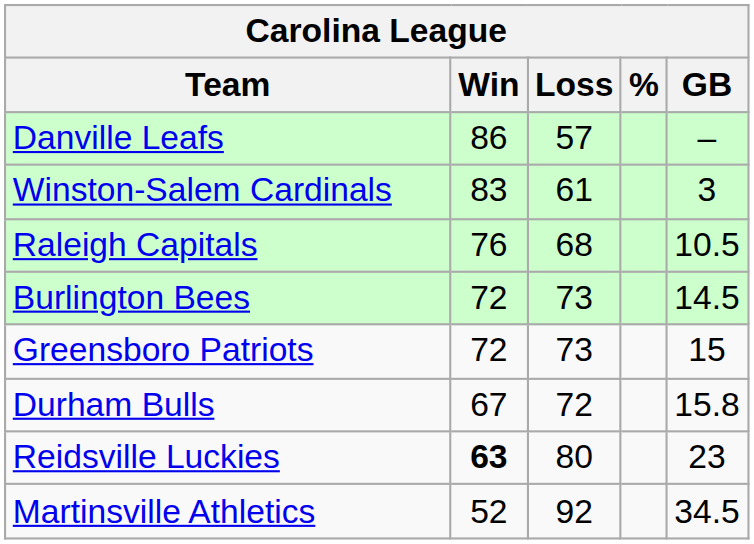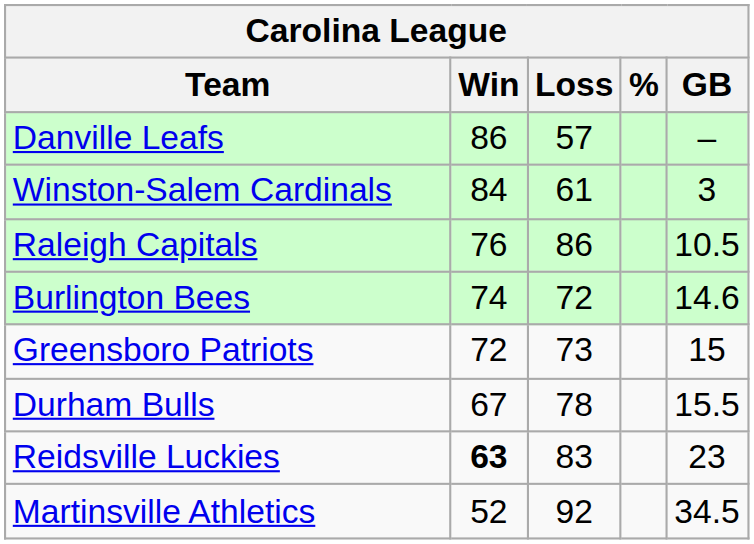(489, 191) 83 -> (489, 191) 84
(574, 244) 68 -> (574, 244) 86
(489, 297) 72 -> (489, 297) 74
(574, 297) 73 -> (574, 297) 72
(707, 297) 14.5 -> (707, 297) 14.6
(574, 404) 72 -> (574, 404) 78
(707, 404) 15.8 -> (707, 404) 15.5
(574, 457) 80 -> (574, 457) 83
